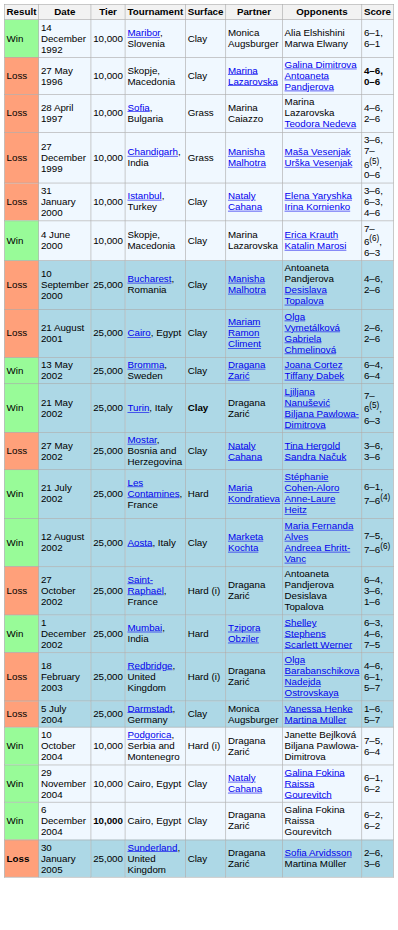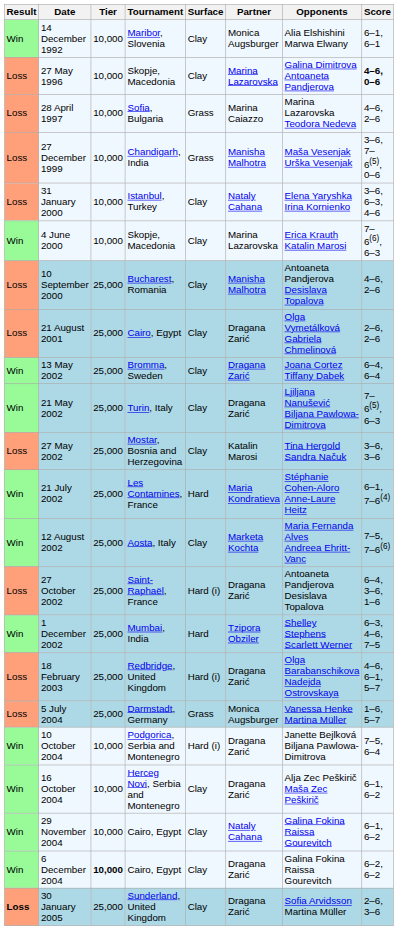(244, 333) Mariam Ramon Climent -> (247, 333) Dragana Zarić
(198, 408) bold -> (197, 408) normal
(245, 451) Nataly Cahana -> (243, 451) Katalin Marosi
(197, 714) Clay -> (201, 714) Grass
+ row: (58, 789)
